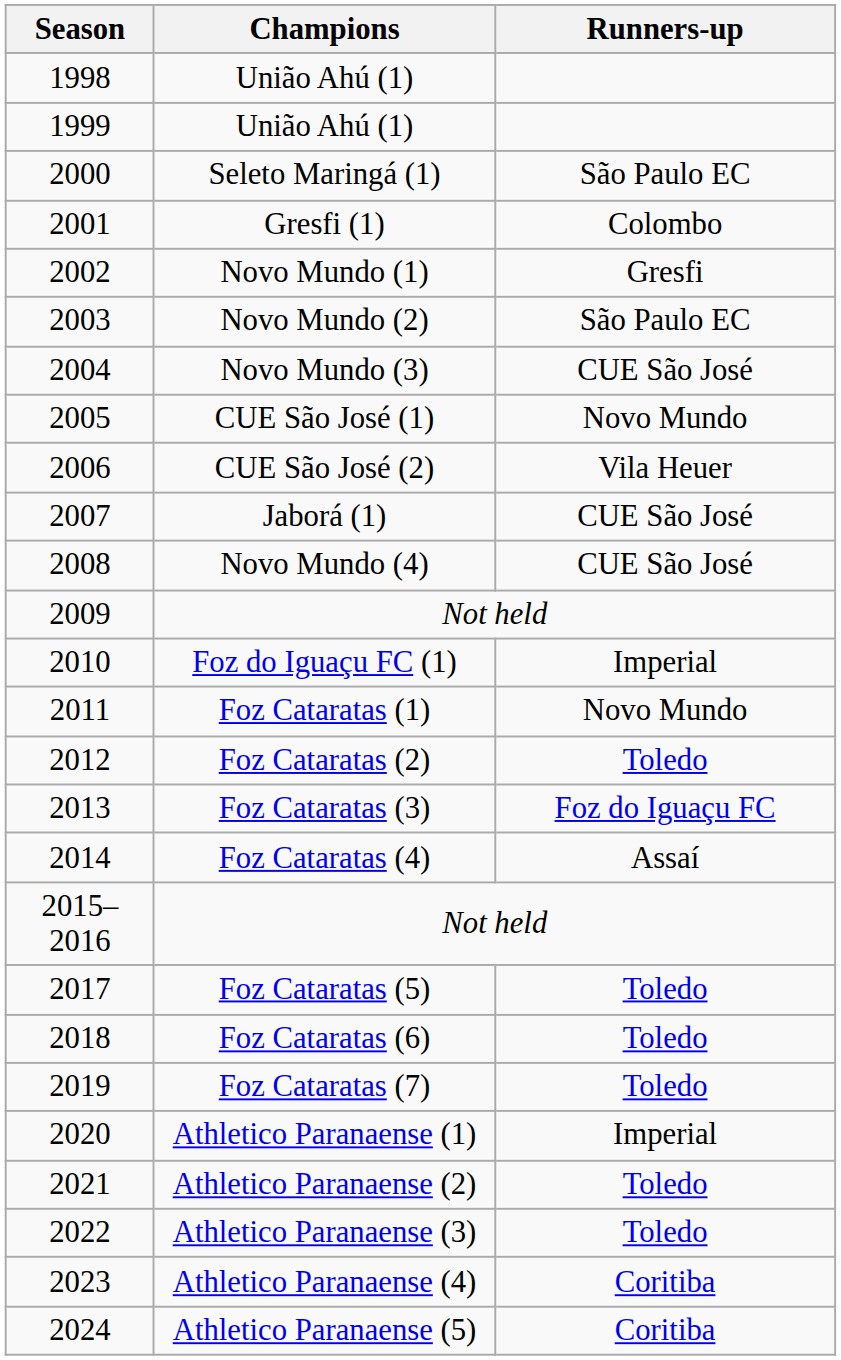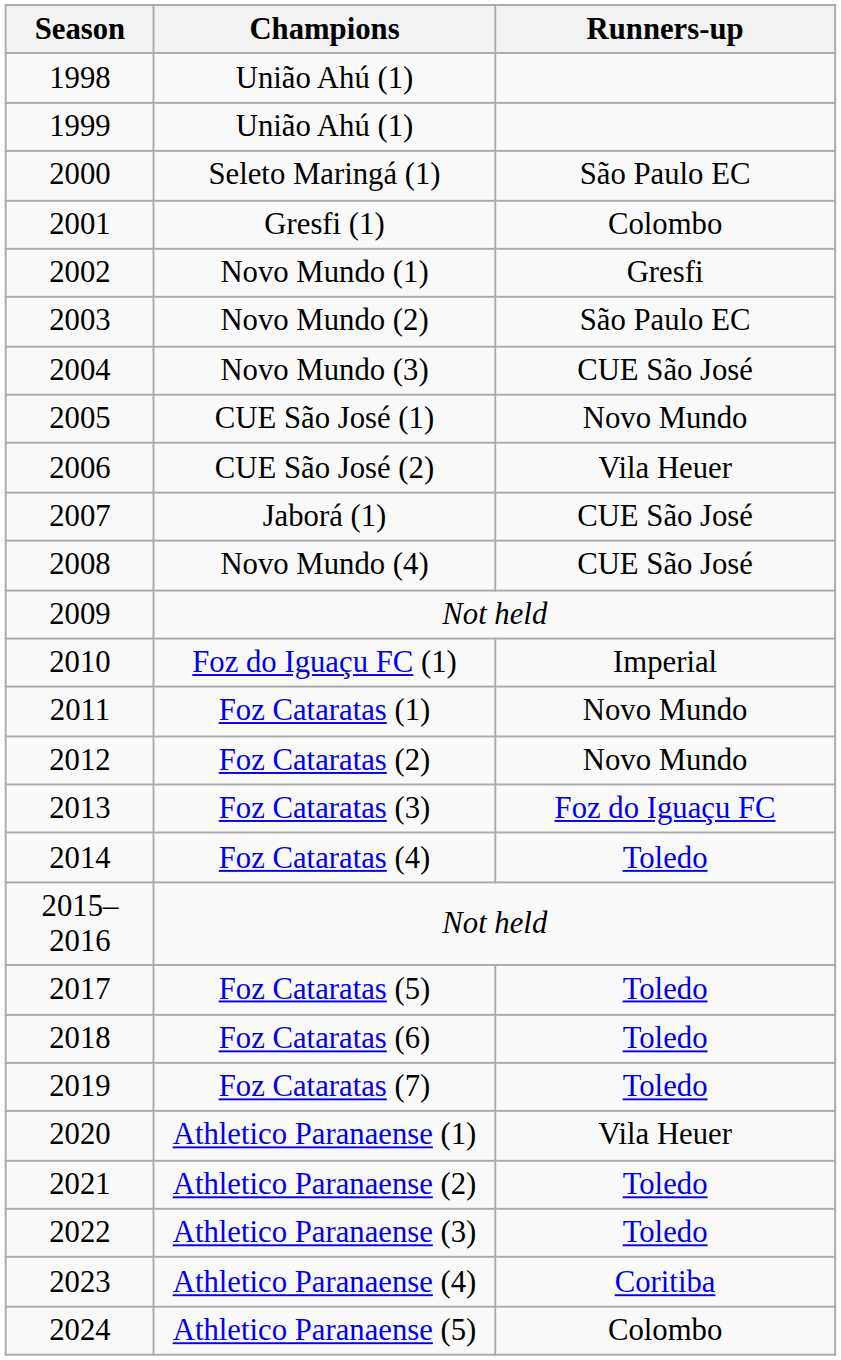(665, 759) Toledo -> (665, 759) Novo Mundo
(665, 857) Assaí -> (665, 857) Toledo
(665, 1135) Imperial -> (665, 1135) Vila Heuer
(665, 1330) Coritiba -> (665, 1330) Colombo
